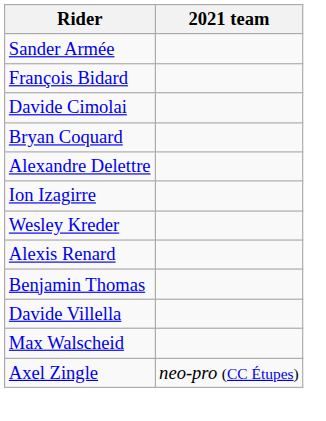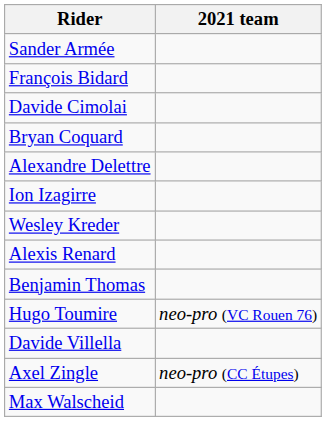+ row: (63, 313)
rows swapped: (66, 343) <-> (53, 372)
